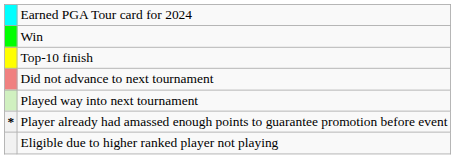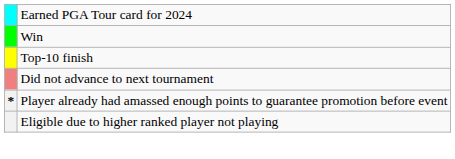- row: (109, 100)
